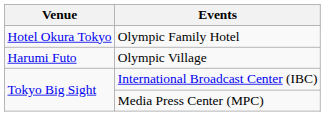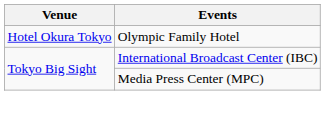- row: (162, 57)
